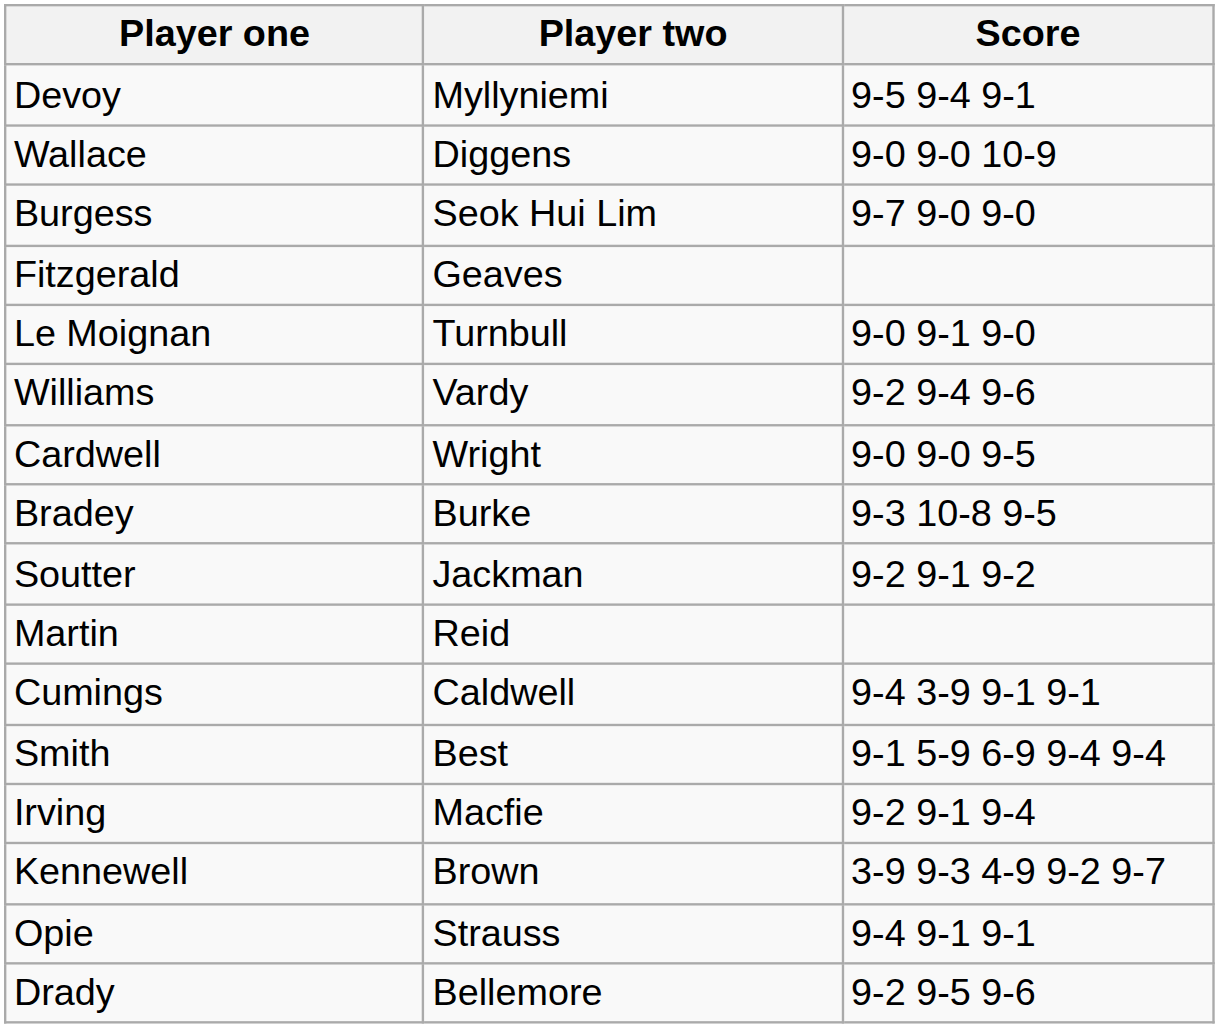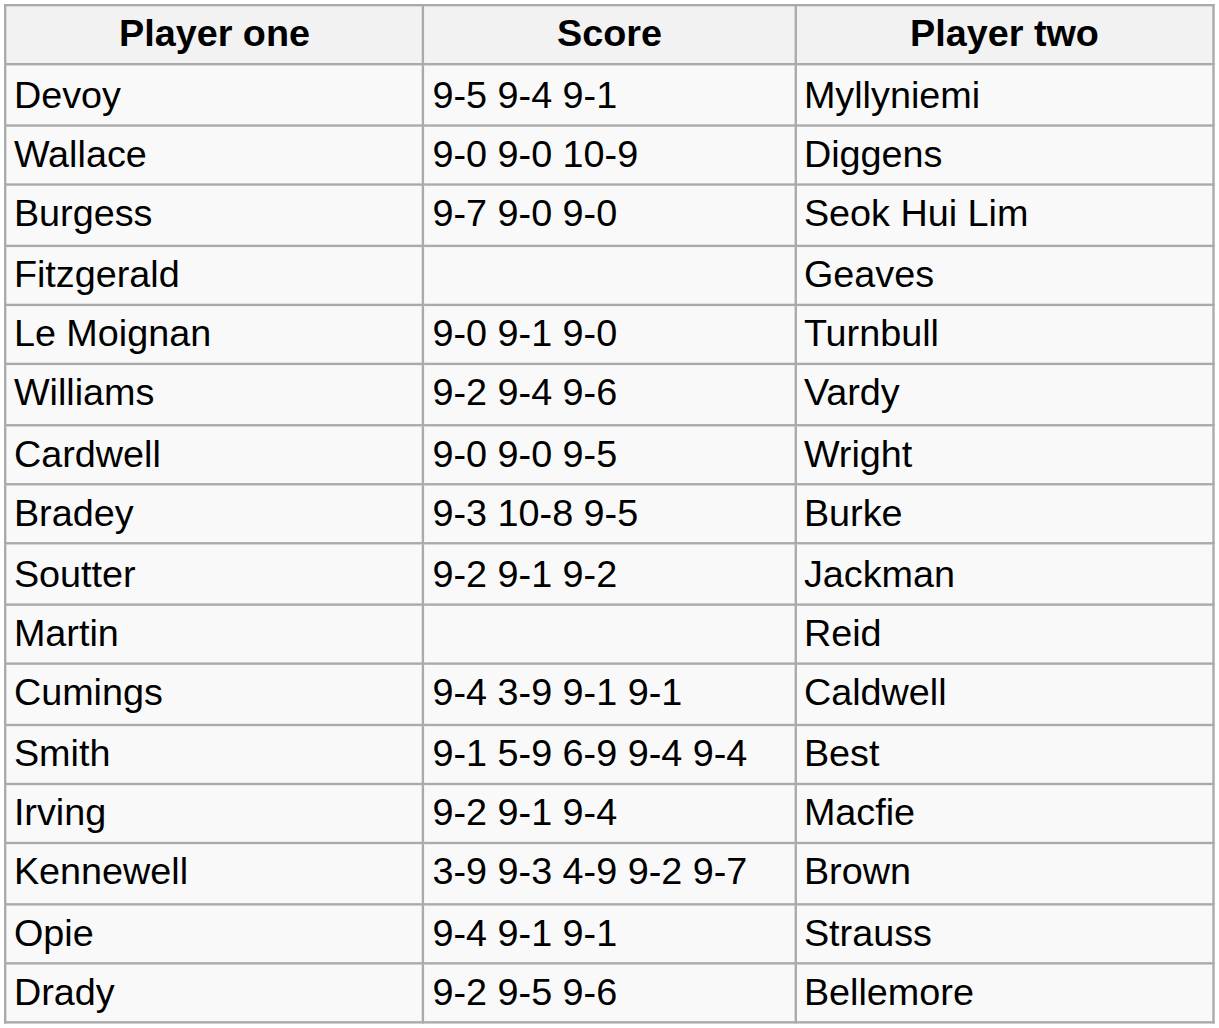columns swapped: (633, 34) <-> (1028, 34)
